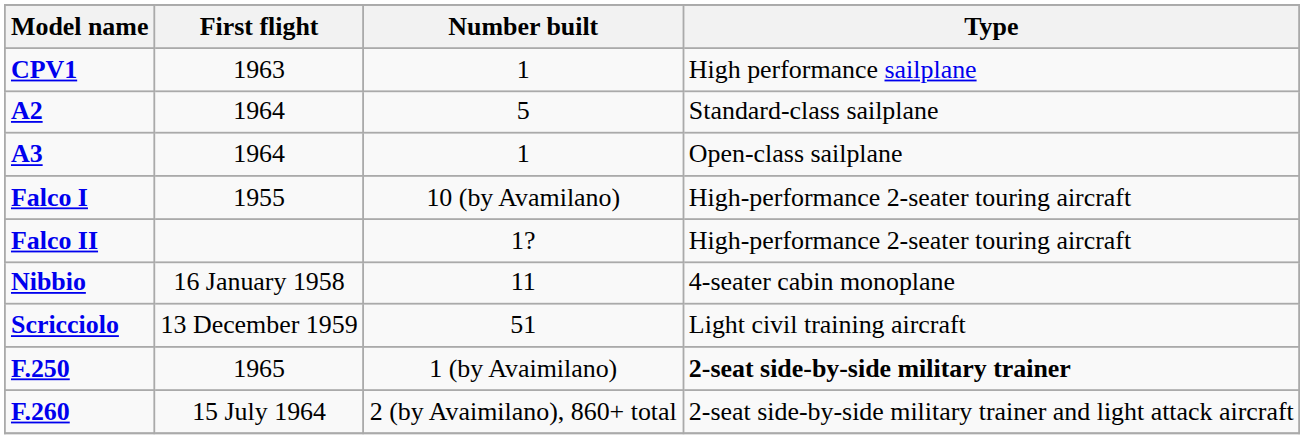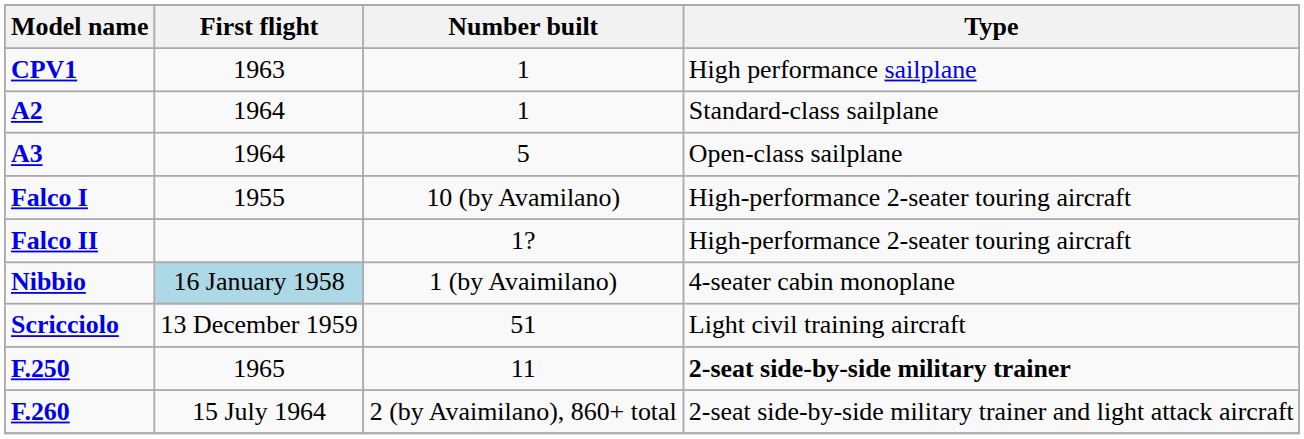(523, 111) 5 -> (523, 111) 1
(523, 154) 1 -> (523, 154) 5
(259, 282) no background -> (259, 282) lightblue background
(523, 282) 11 -> (523, 282) 1 (by Avaimilano)
(523, 368) 1 (by Avaimilano) -> (523, 368) 11
